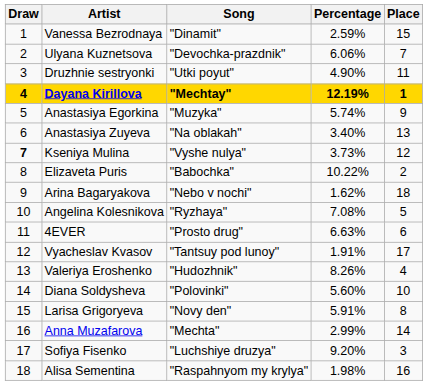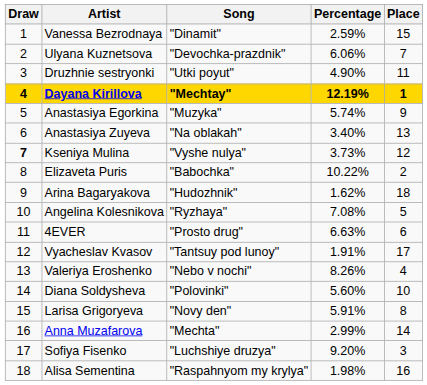(211, 192) "Nebo v nochi" -> (204, 192) "Hudozhnik"
(204, 271) "Hudozhnik" -> (211, 271) "Nebo v nochi"
